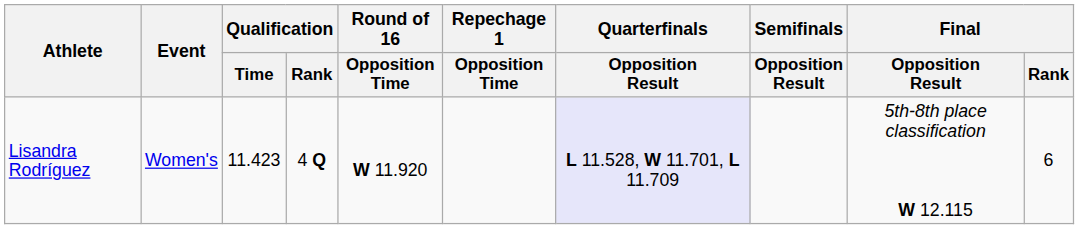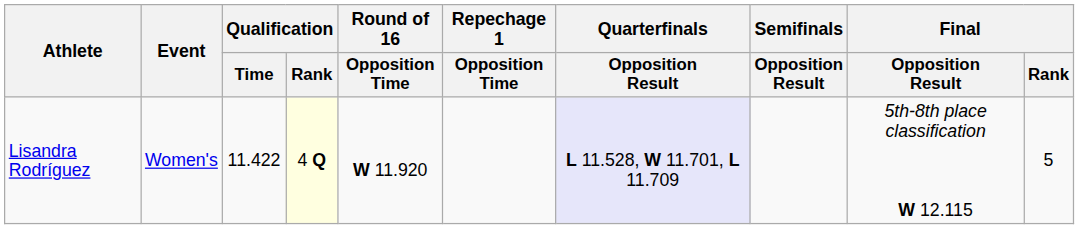(254, 161) 11.423 -> (254, 161) 11.422
(312, 161) no background -> (312, 161) lightyellow background
(1048, 161) 6 -> (1048, 161) 5
